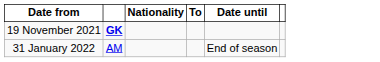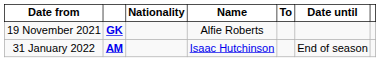+ column: (232, 13)
(114, 48) normal -> (114, 48) bold
